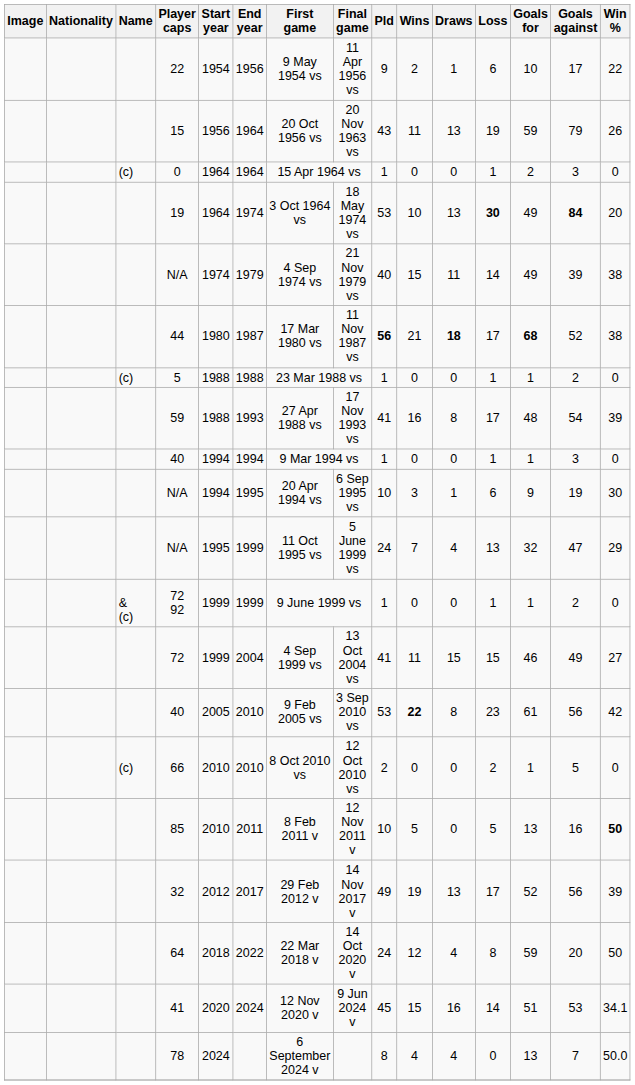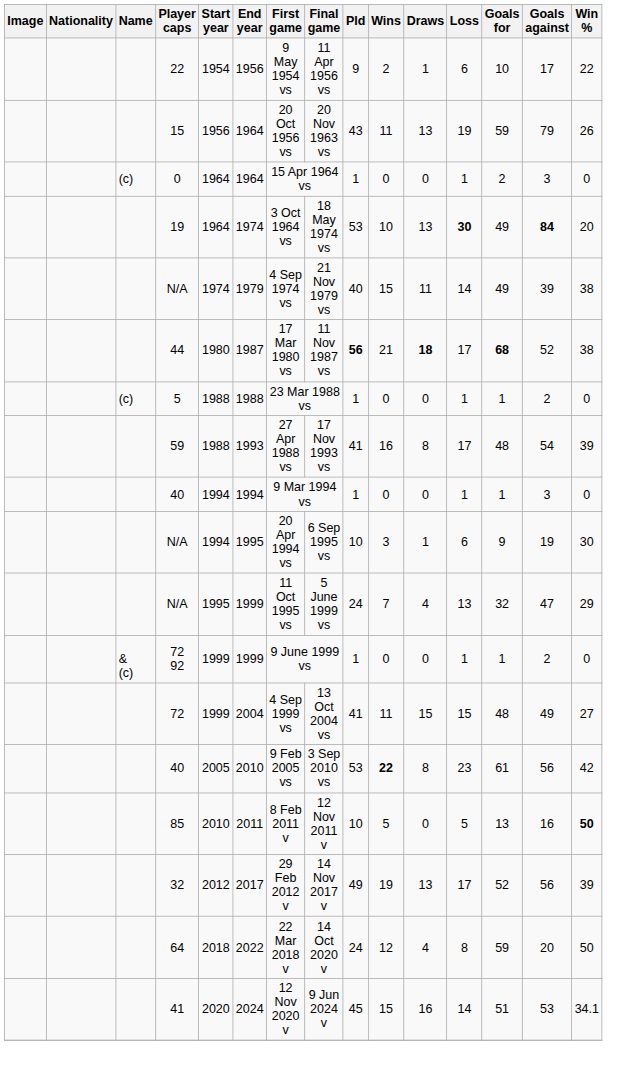(531, 657) 46 -> (502, 713) 48
- row: (126, 767)
- row: (136, 1056)
